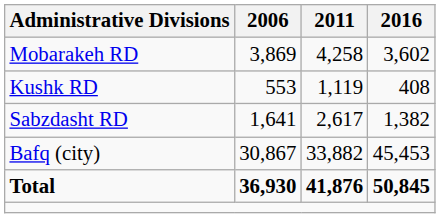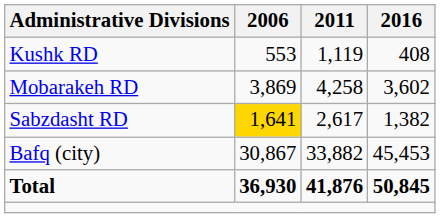rows swapped: (54, 86) <-> (74, 53)
(273, 119) no background -> (273, 119) gold background
